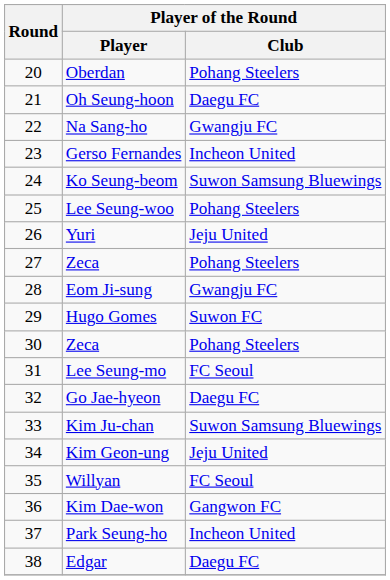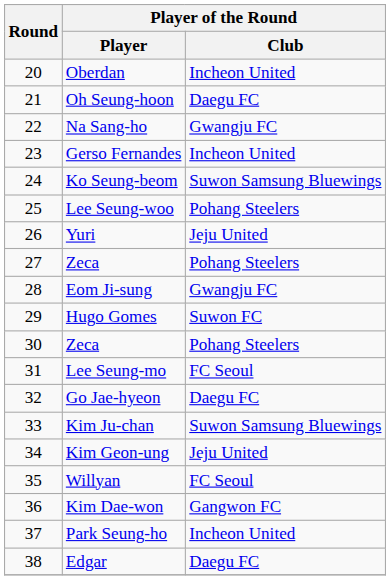(244, 72) Pohang Steelers -> (242, 72) Incheon United
